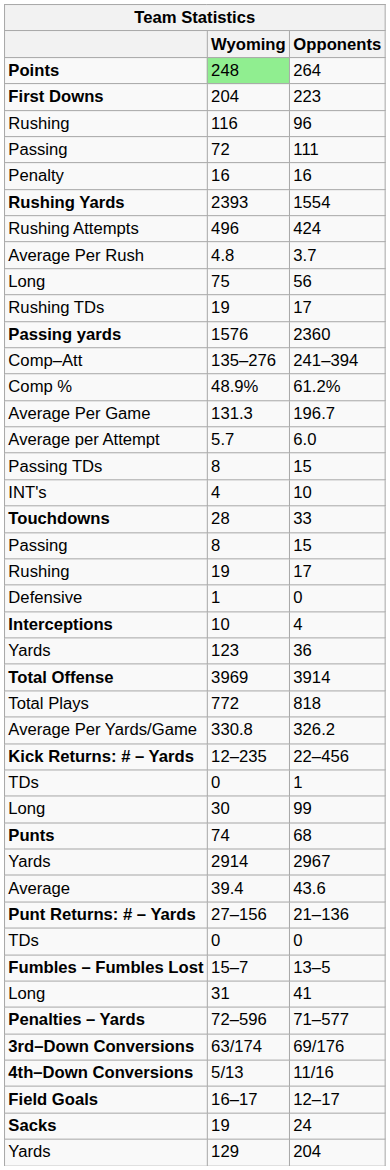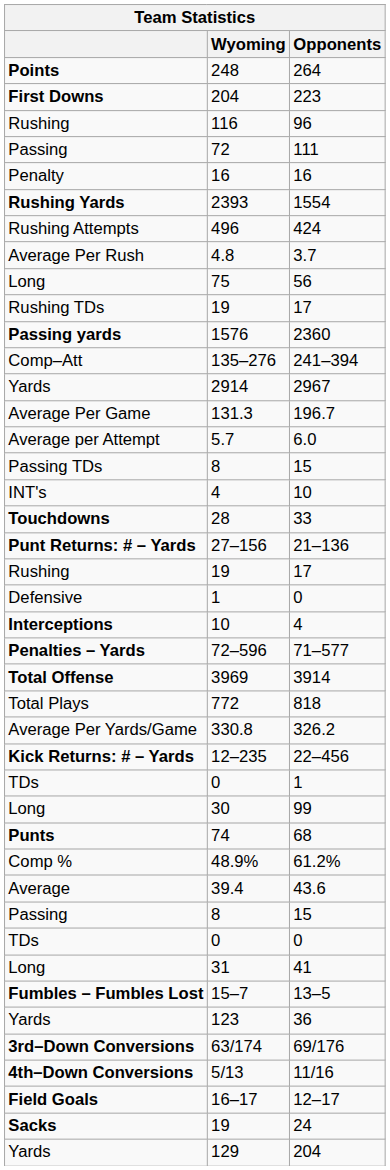(225, 70) lightgreen background -> (225, 70) no background
rows swapped: (40, 387) <-> (29, 862)
rows swapped: (38, 545) <-> (102, 914)
rows swapped: (29, 651) <-> (77, 1020)
rows swapped: (27, 994) <-> (106, 967)
